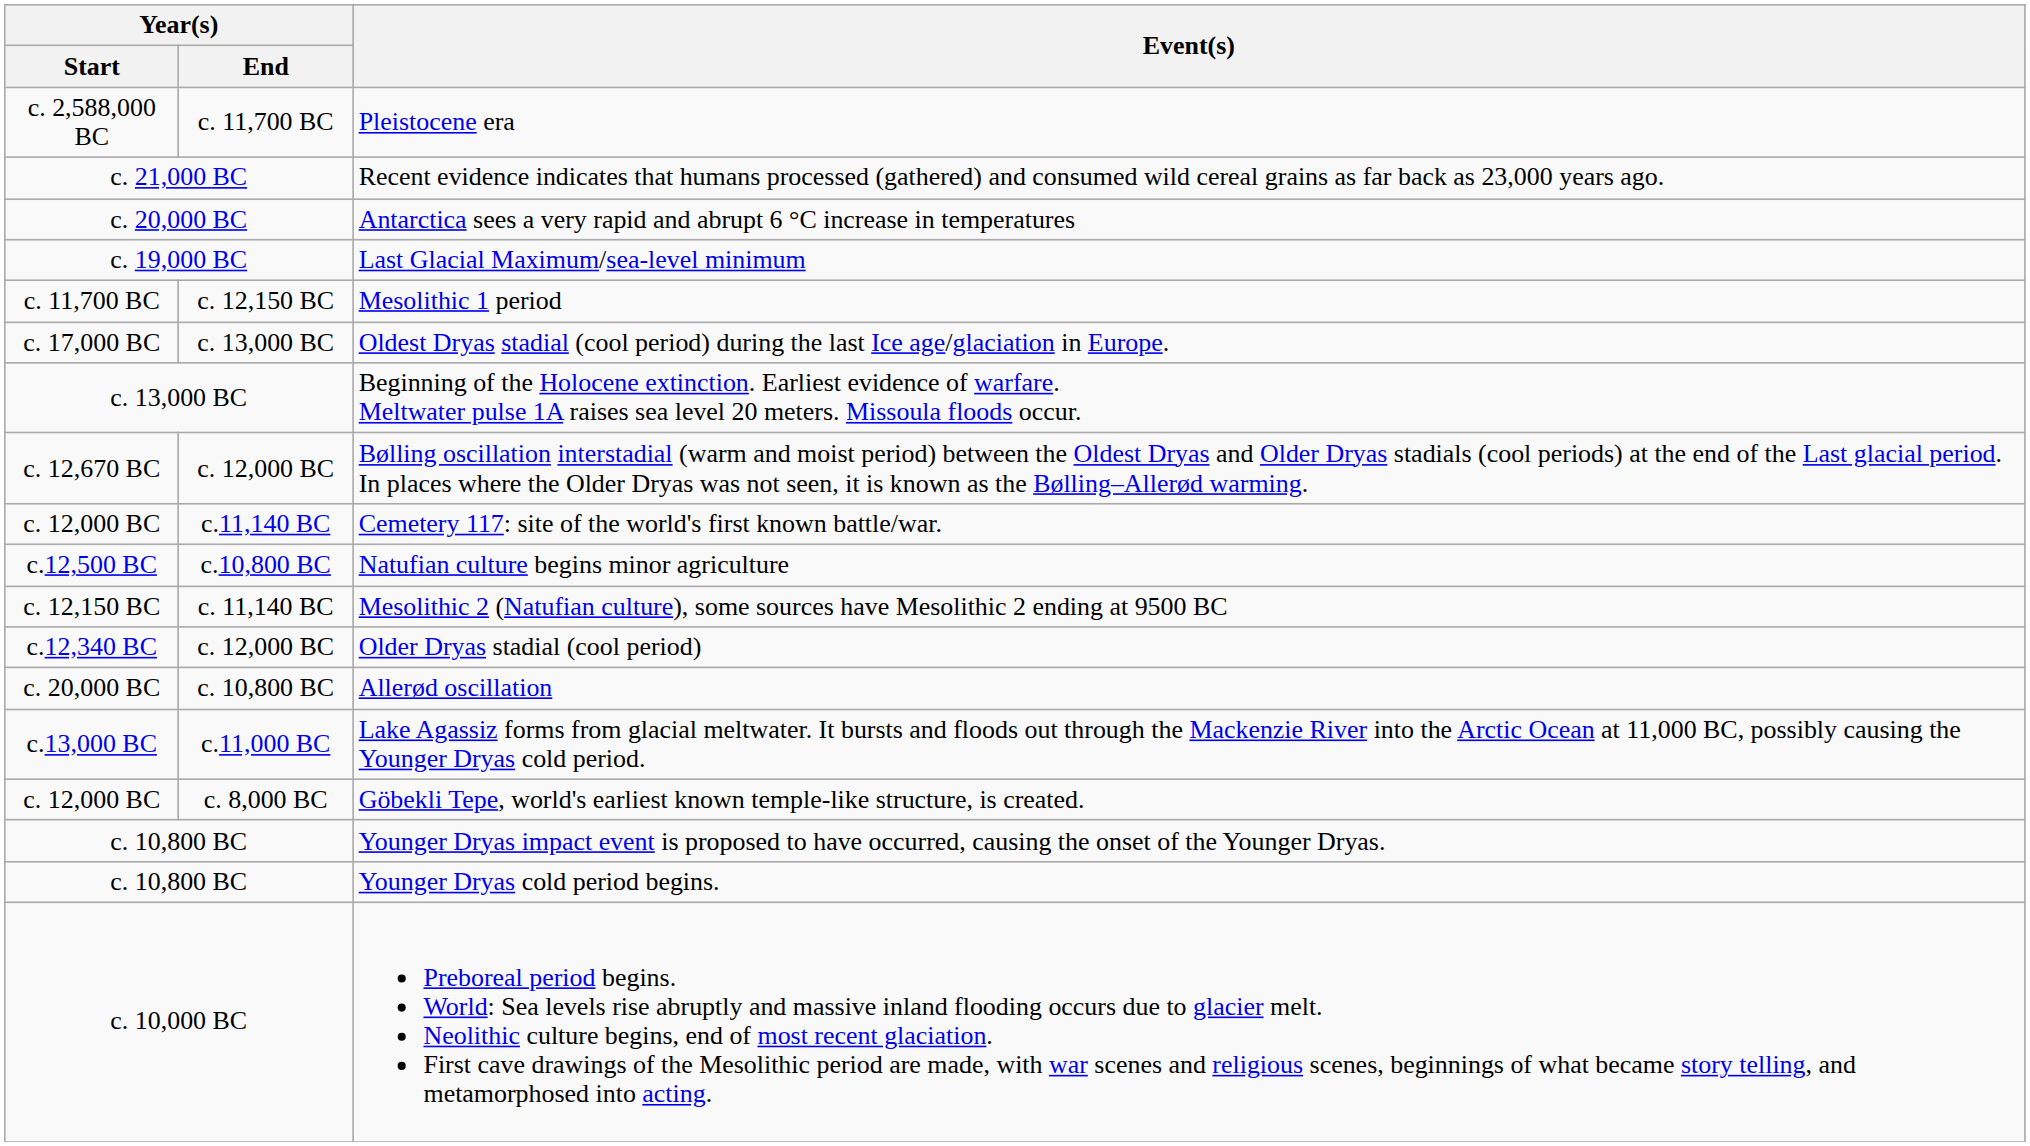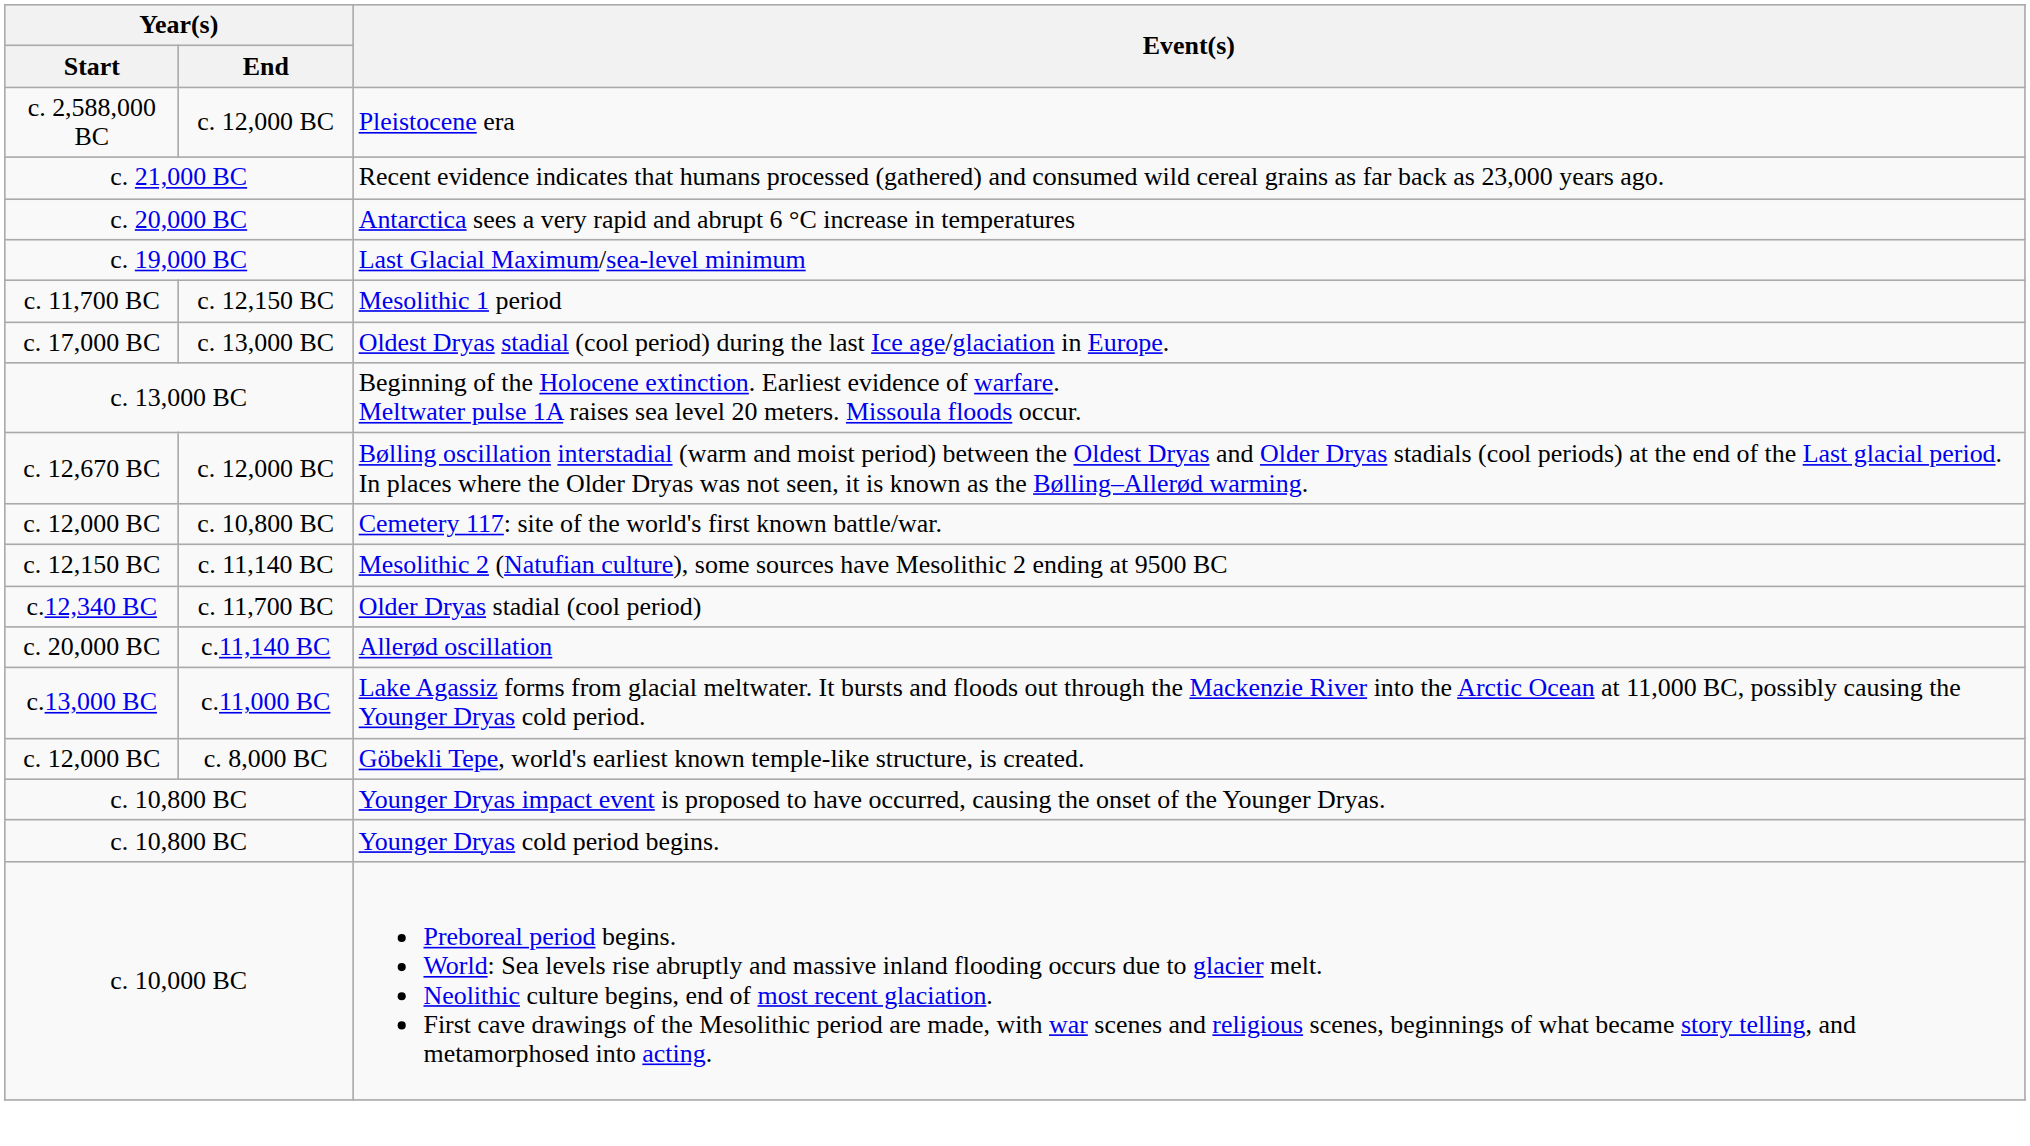(266, 121) c. 11,700 BC -> (266, 121) c. 12,000 BC
(266, 523) c.11,140 BC -> (266, 523) c. 10,800 BC
- row: (574, 564)
(266, 646) c. 12,000 BC -> (266, 605) c. 11,700 BC
(266, 688) c. 10,800 BC -> (266, 646) c.11,140 BC
